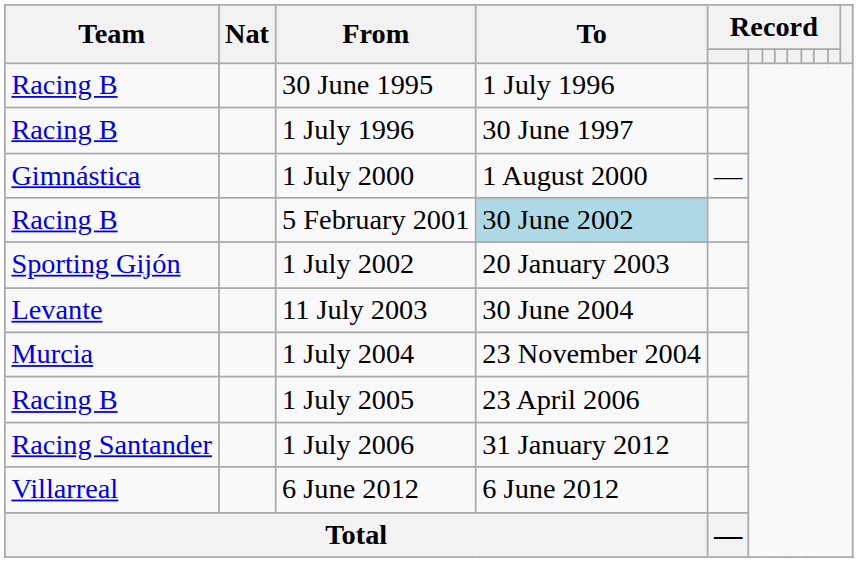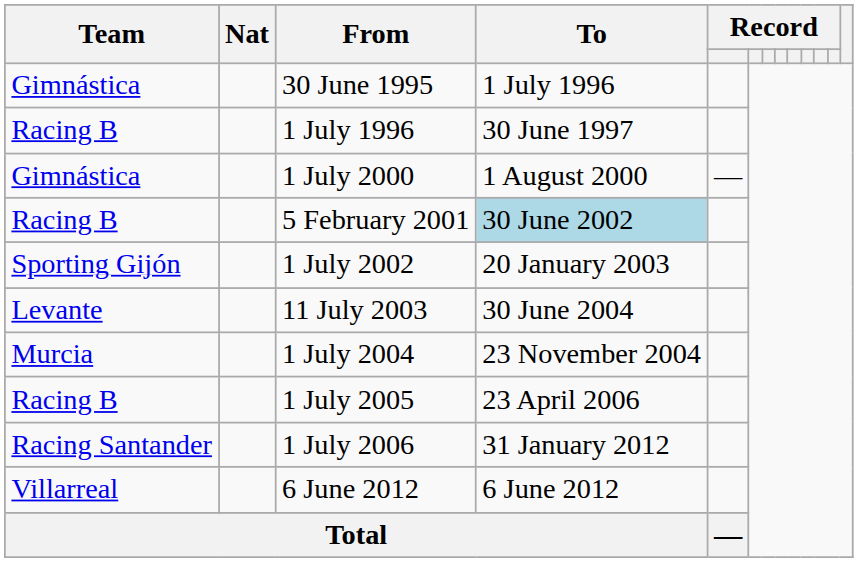(65, 84) Racing B -> (76, 84) Gimnástica
